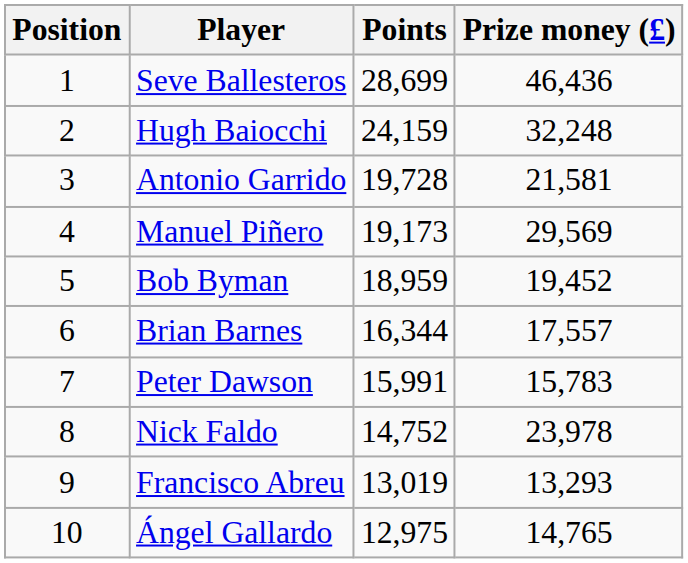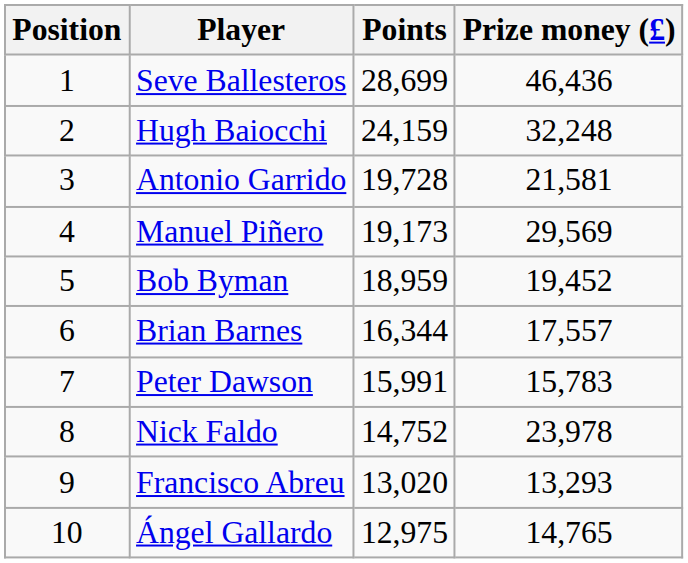(404, 481) 13,019 -> (404, 481) 13,020
